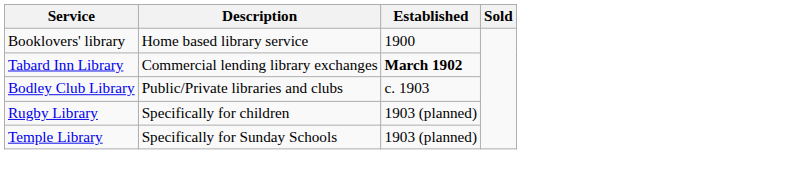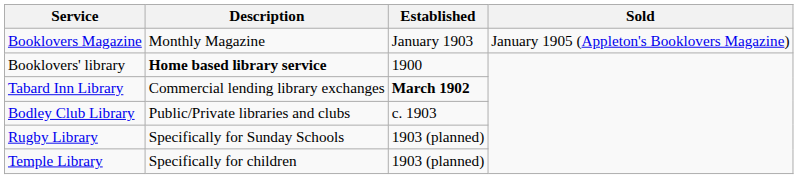+ row: (75, 40)
(225, 40) normal -> (238, 64) bold
(215, 112) Specifically for children -> (247, 137) Specifically for Sunday Schools
(239, 137) Specifically for Sunday Schools -> (223, 161) Specifically for children
